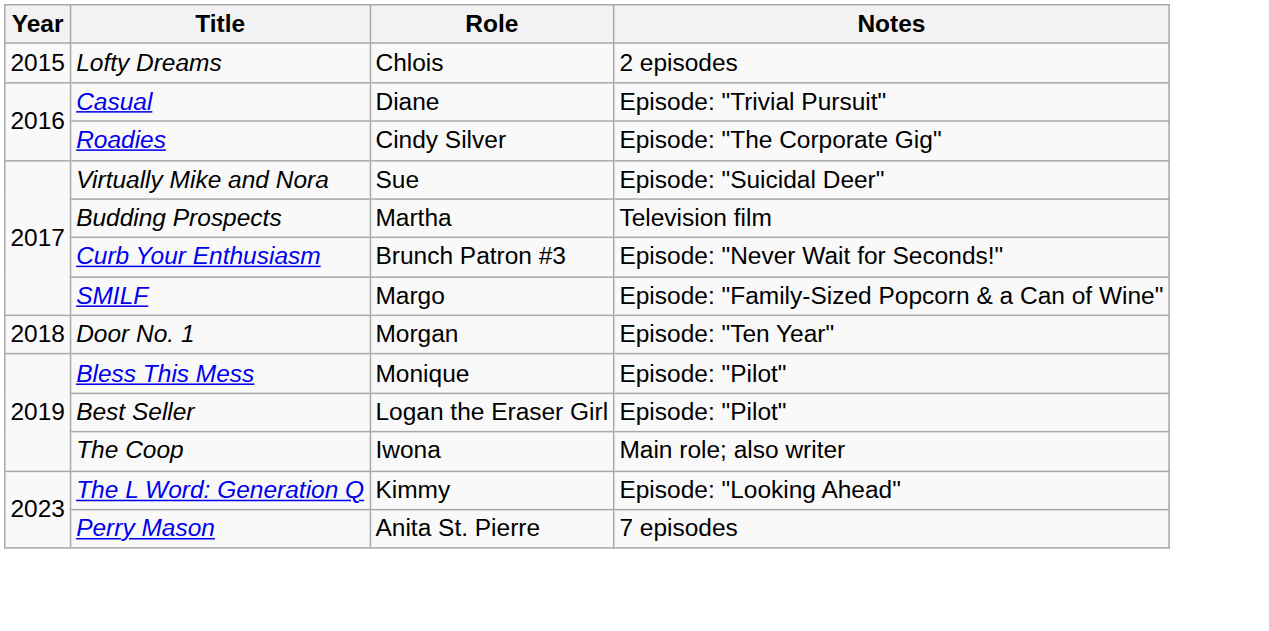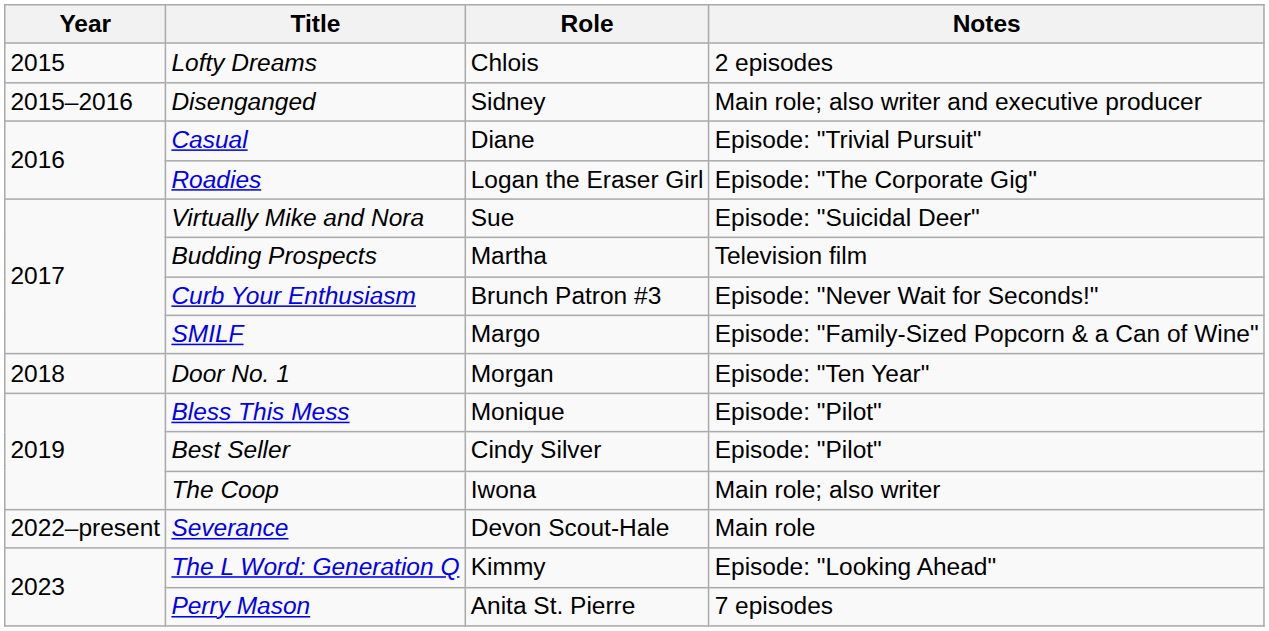+ row: (244, 101)
(441, 140) Cindy Silver -> (587, 179) Logan the Eraser Girl
(492, 412) Logan the Eraser Girl -> (536, 450) Cindy Silver
+ row: (230, 528)
